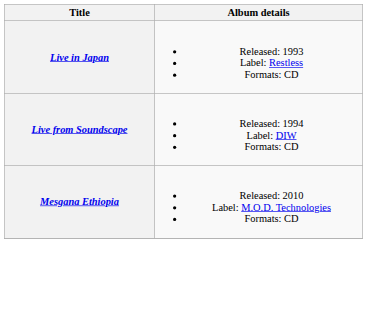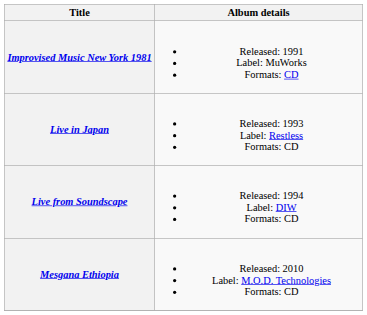+ row: (80, 57)
